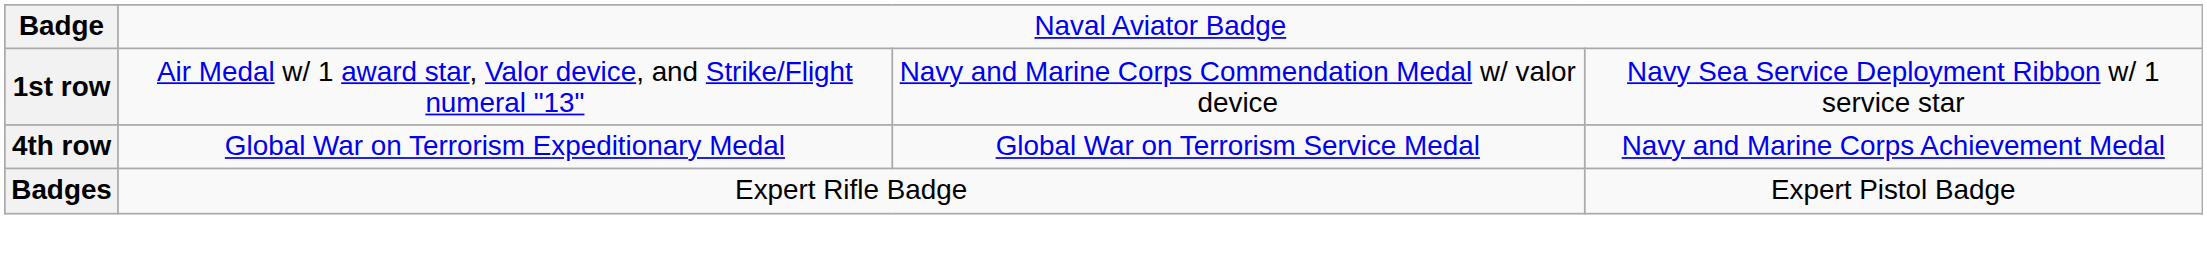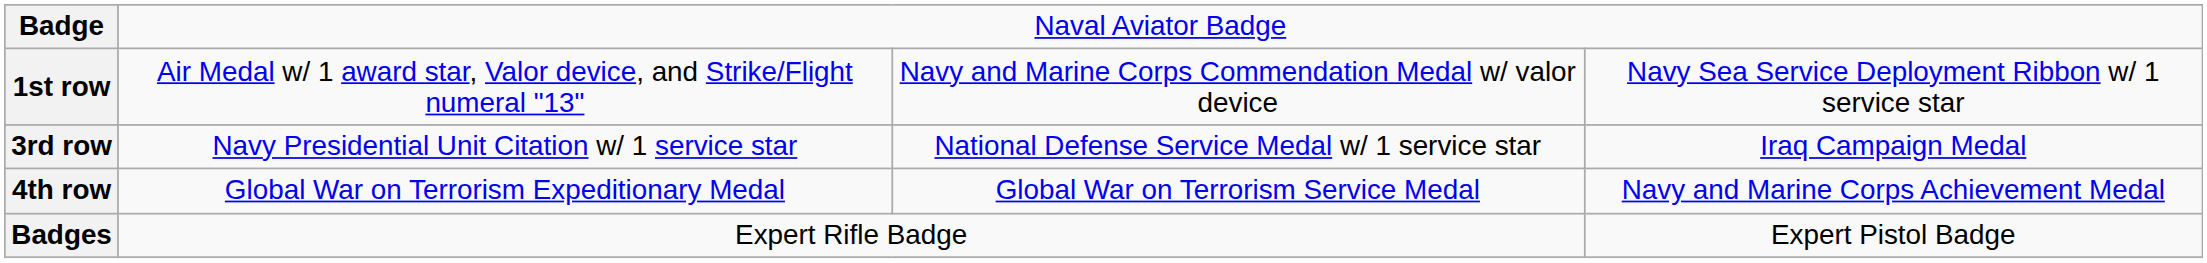+ row: (62, 146)
